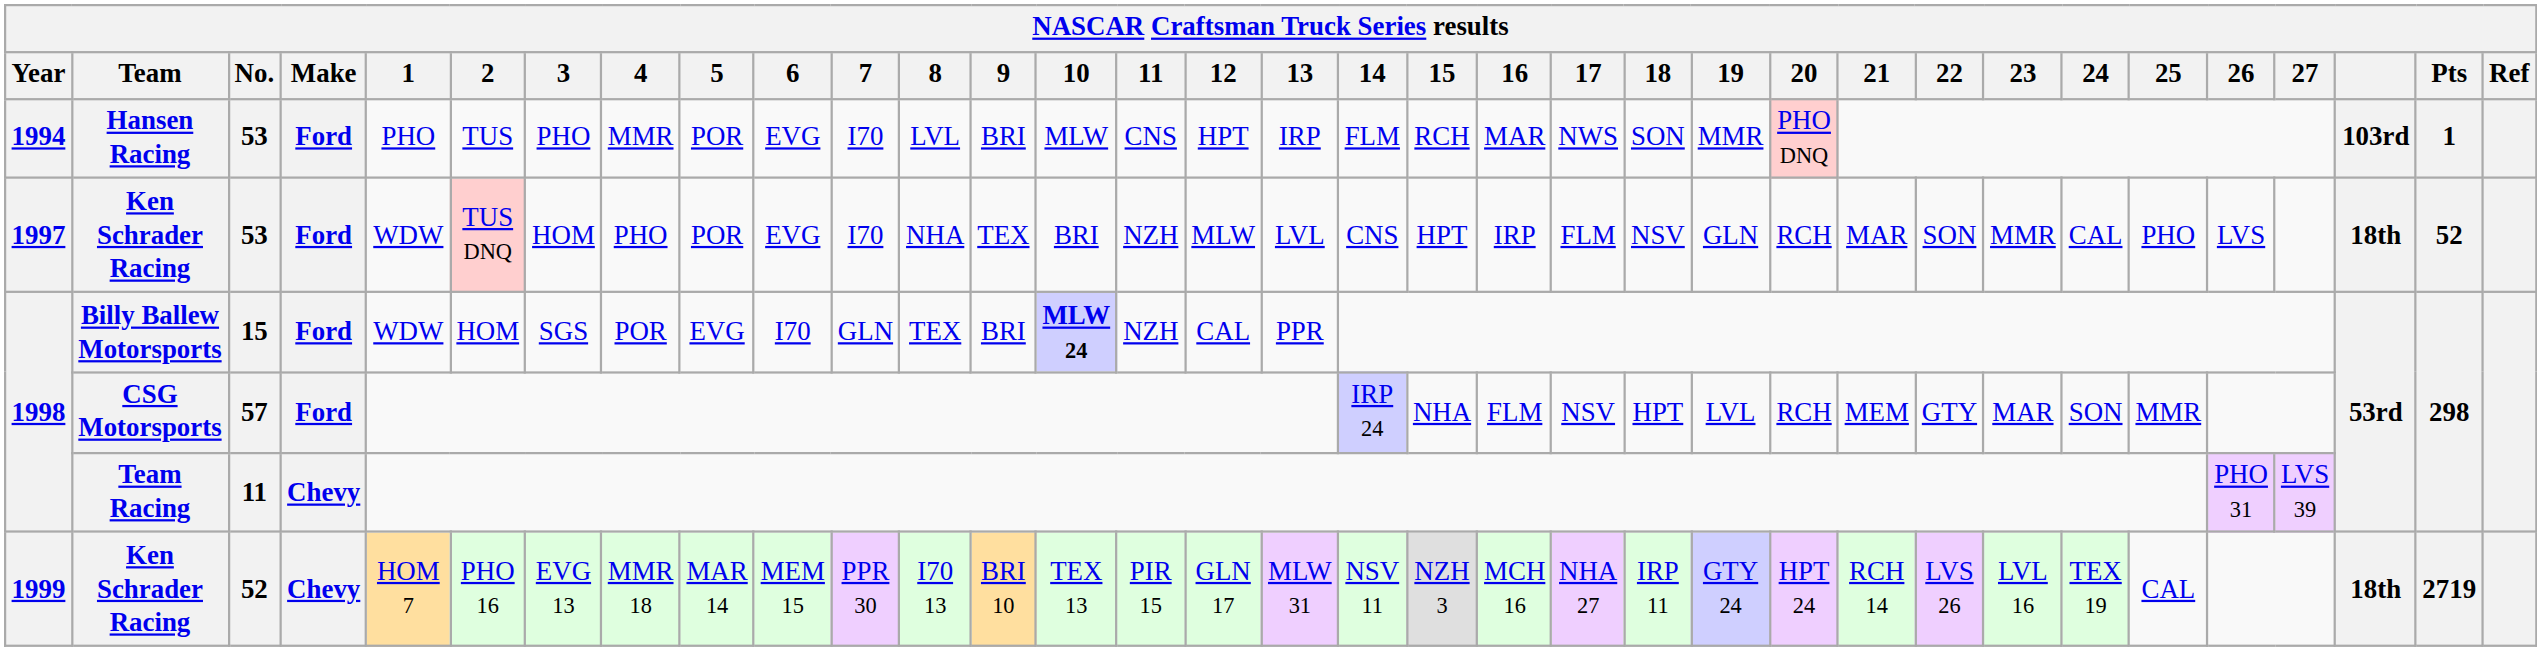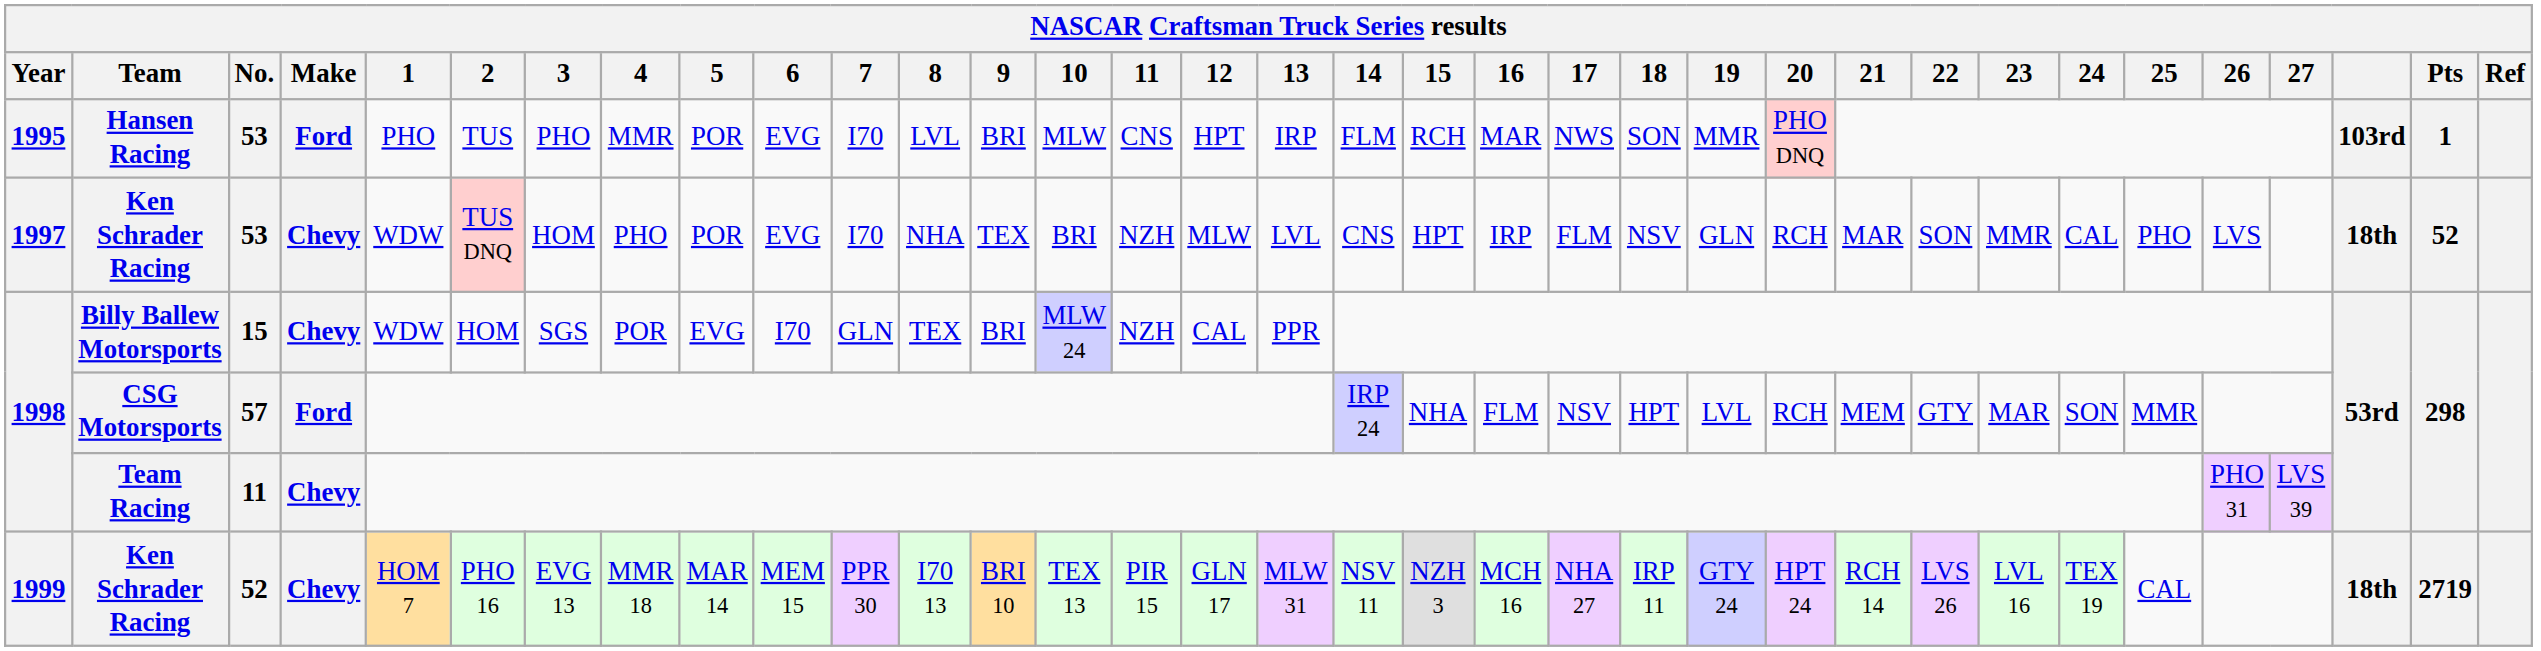(38, 137) 1994 -> (38, 137) 1995
(324, 234) Ford -> (324, 234) Chevy
(324, 331) Ford -> (324, 331) Chevy
(1076, 331) bold -> (1074, 330) normal
